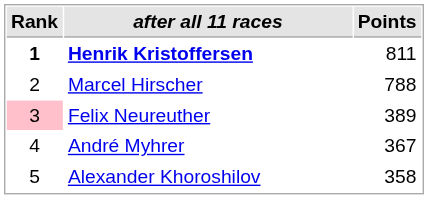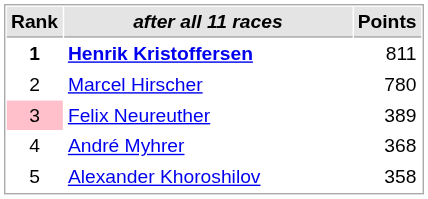(400, 84) 788 -> (400, 84) 780
(400, 146) 367 -> (400, 146) 368
